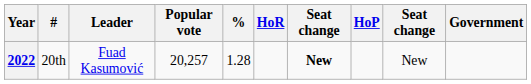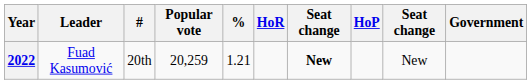columns swapped: (112, 23) <-> (54, 23)
(189, 60) 20,257 -> (189, 60) 20,259
(238, 60) 1.28 -> (238, 60) 1.21
